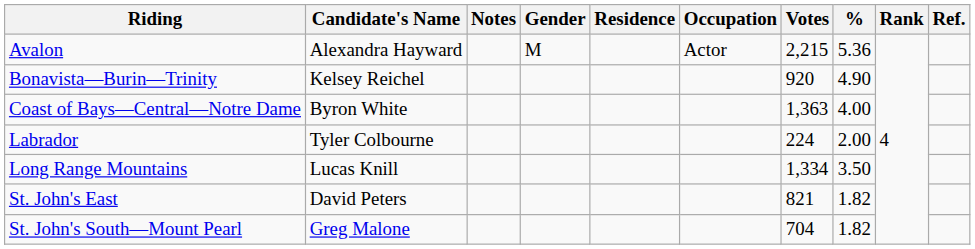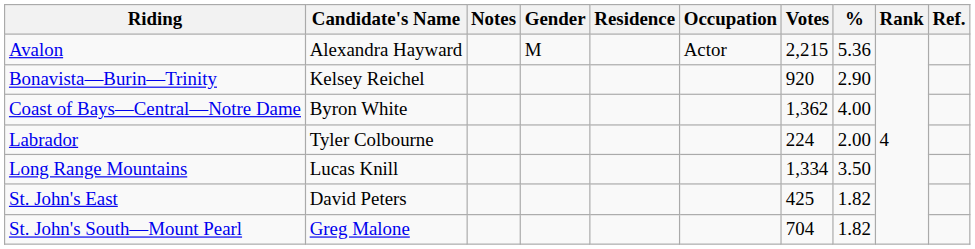(854, 79) 4.90 -> (854, 79) 2.90
(807, 109) 1,363 -> (807, 109) 1,362
(800, 199) 821 -> (800, 199) 425
